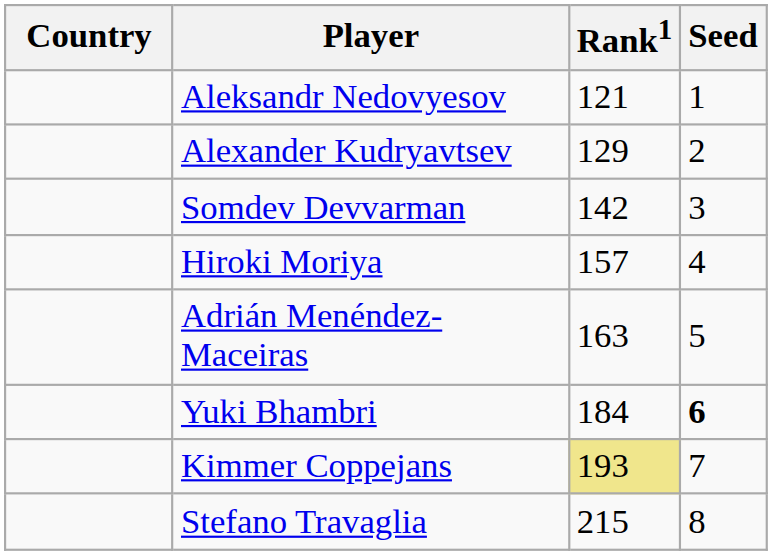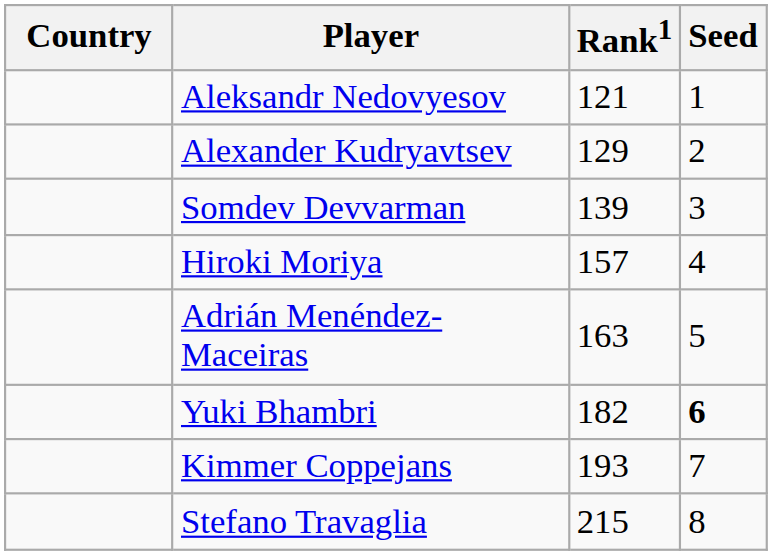(603, 206) 142 -> (603, 206) 139
(603, 410) 184 -> (603, 410) 182
(603, 465) khaki background -> (603, 465) no background
